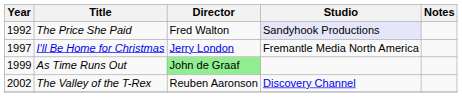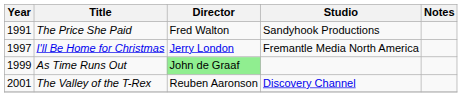(19, 30) 1992 -> (19, 30) 1991
(321, 30) lavender background -> (321, 30) no background
(19, 83) 2002 -> (19, 83) 2001
